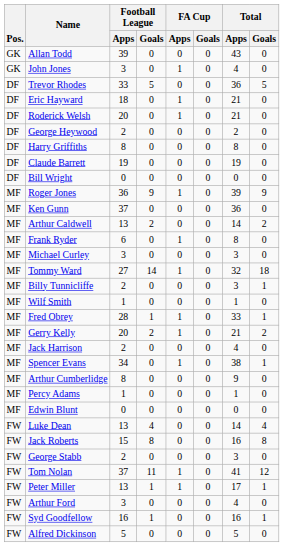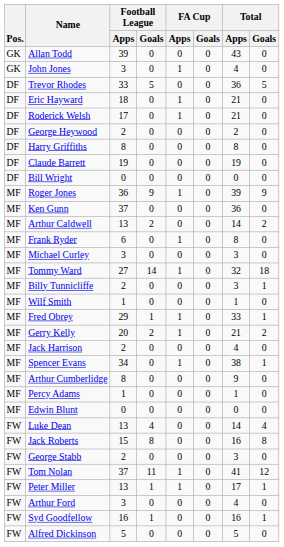(123, 116) 20 -> (123, 116) 17
(123, 317) 28 -> (123, 317) 29
